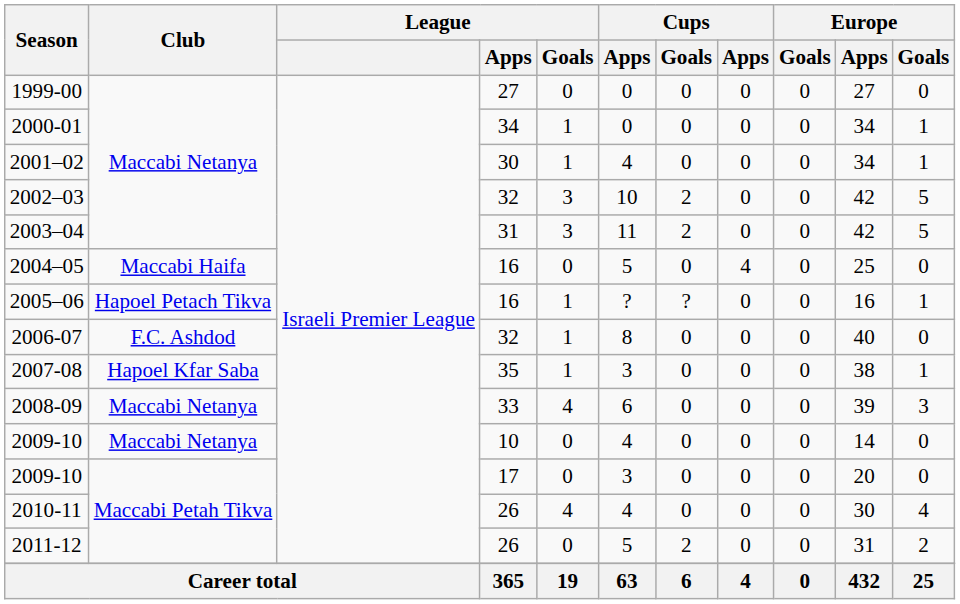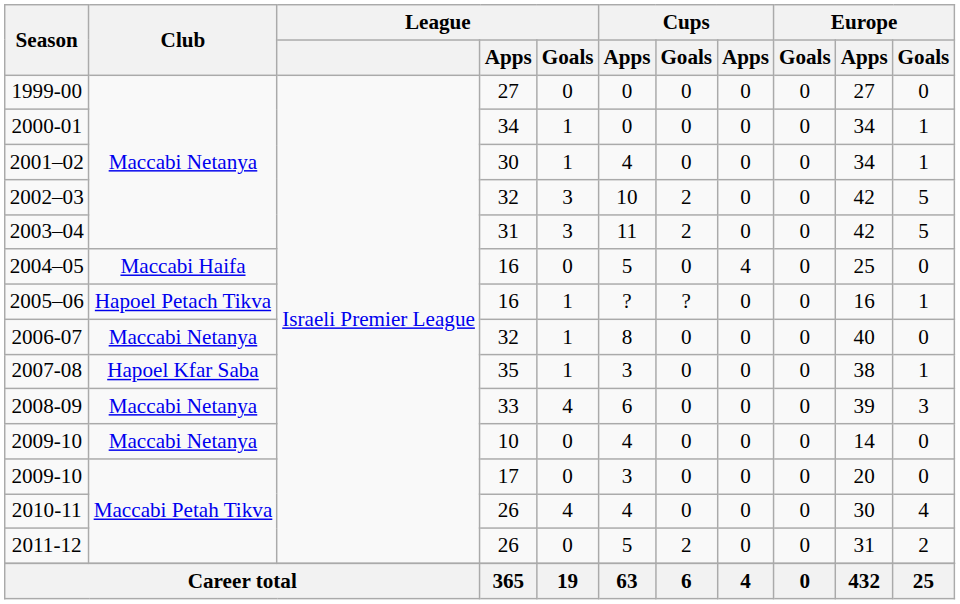(183, 336) F.C. Ashdod -> (183, 336) Maccabi Netanya
